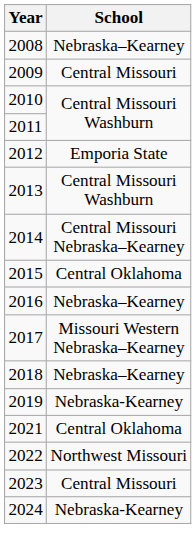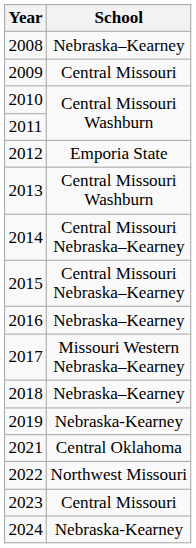(119, 273) Central Oklahoma -> (119, 283) Central Missouri Nebraska–Kearney
